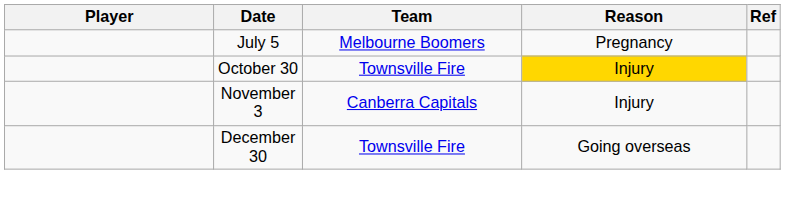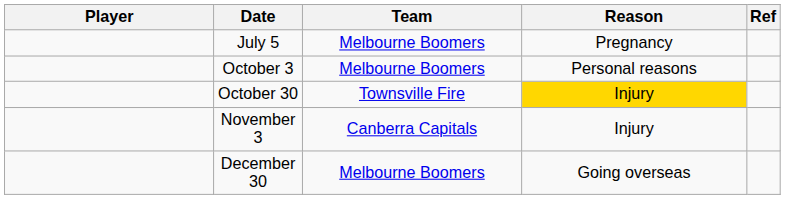+ row: (258, 68)
(412, 147) Townsville Fire -> (412, 172) Melbourne Boomers
